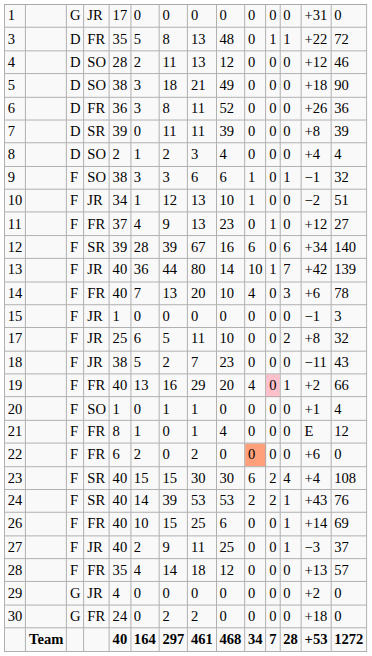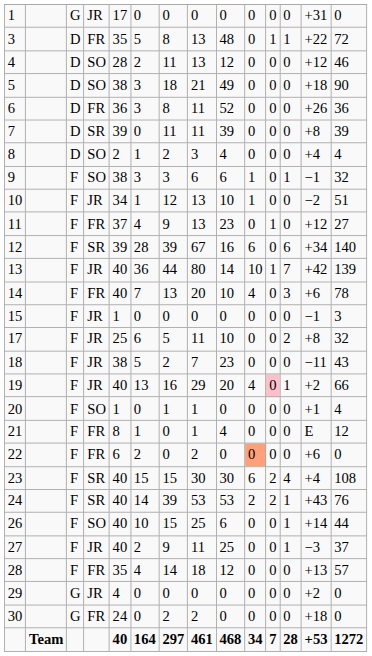(96, 385) FR -> (95, 385) JR
(96, 524) FR -> (97, 524) SO
(341, 524) 69 -> (341, 524) 44
